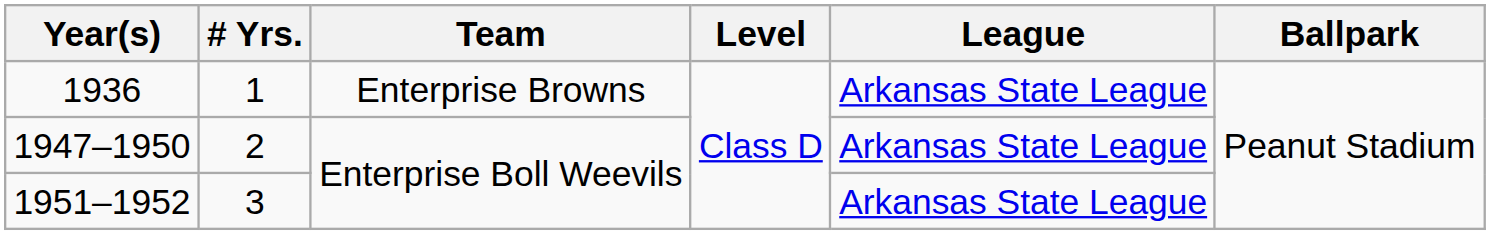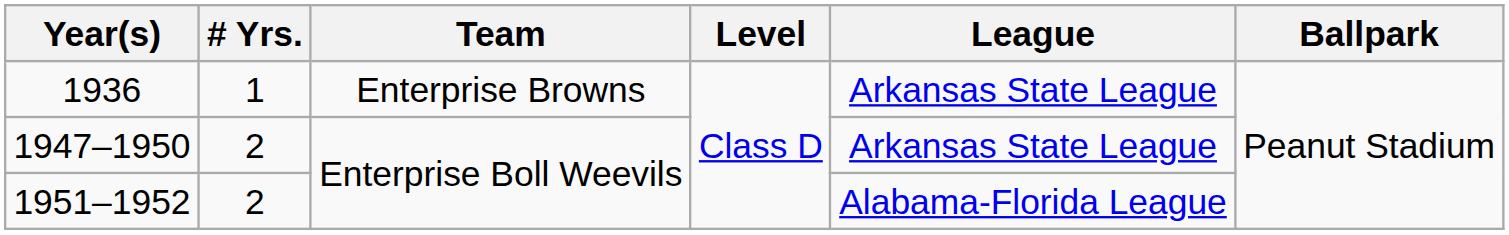(255, 202) 3 -> (255, 202) 2
(1023, 202) Arkansas State League -> (1033, 202) Alabama-Florida League
